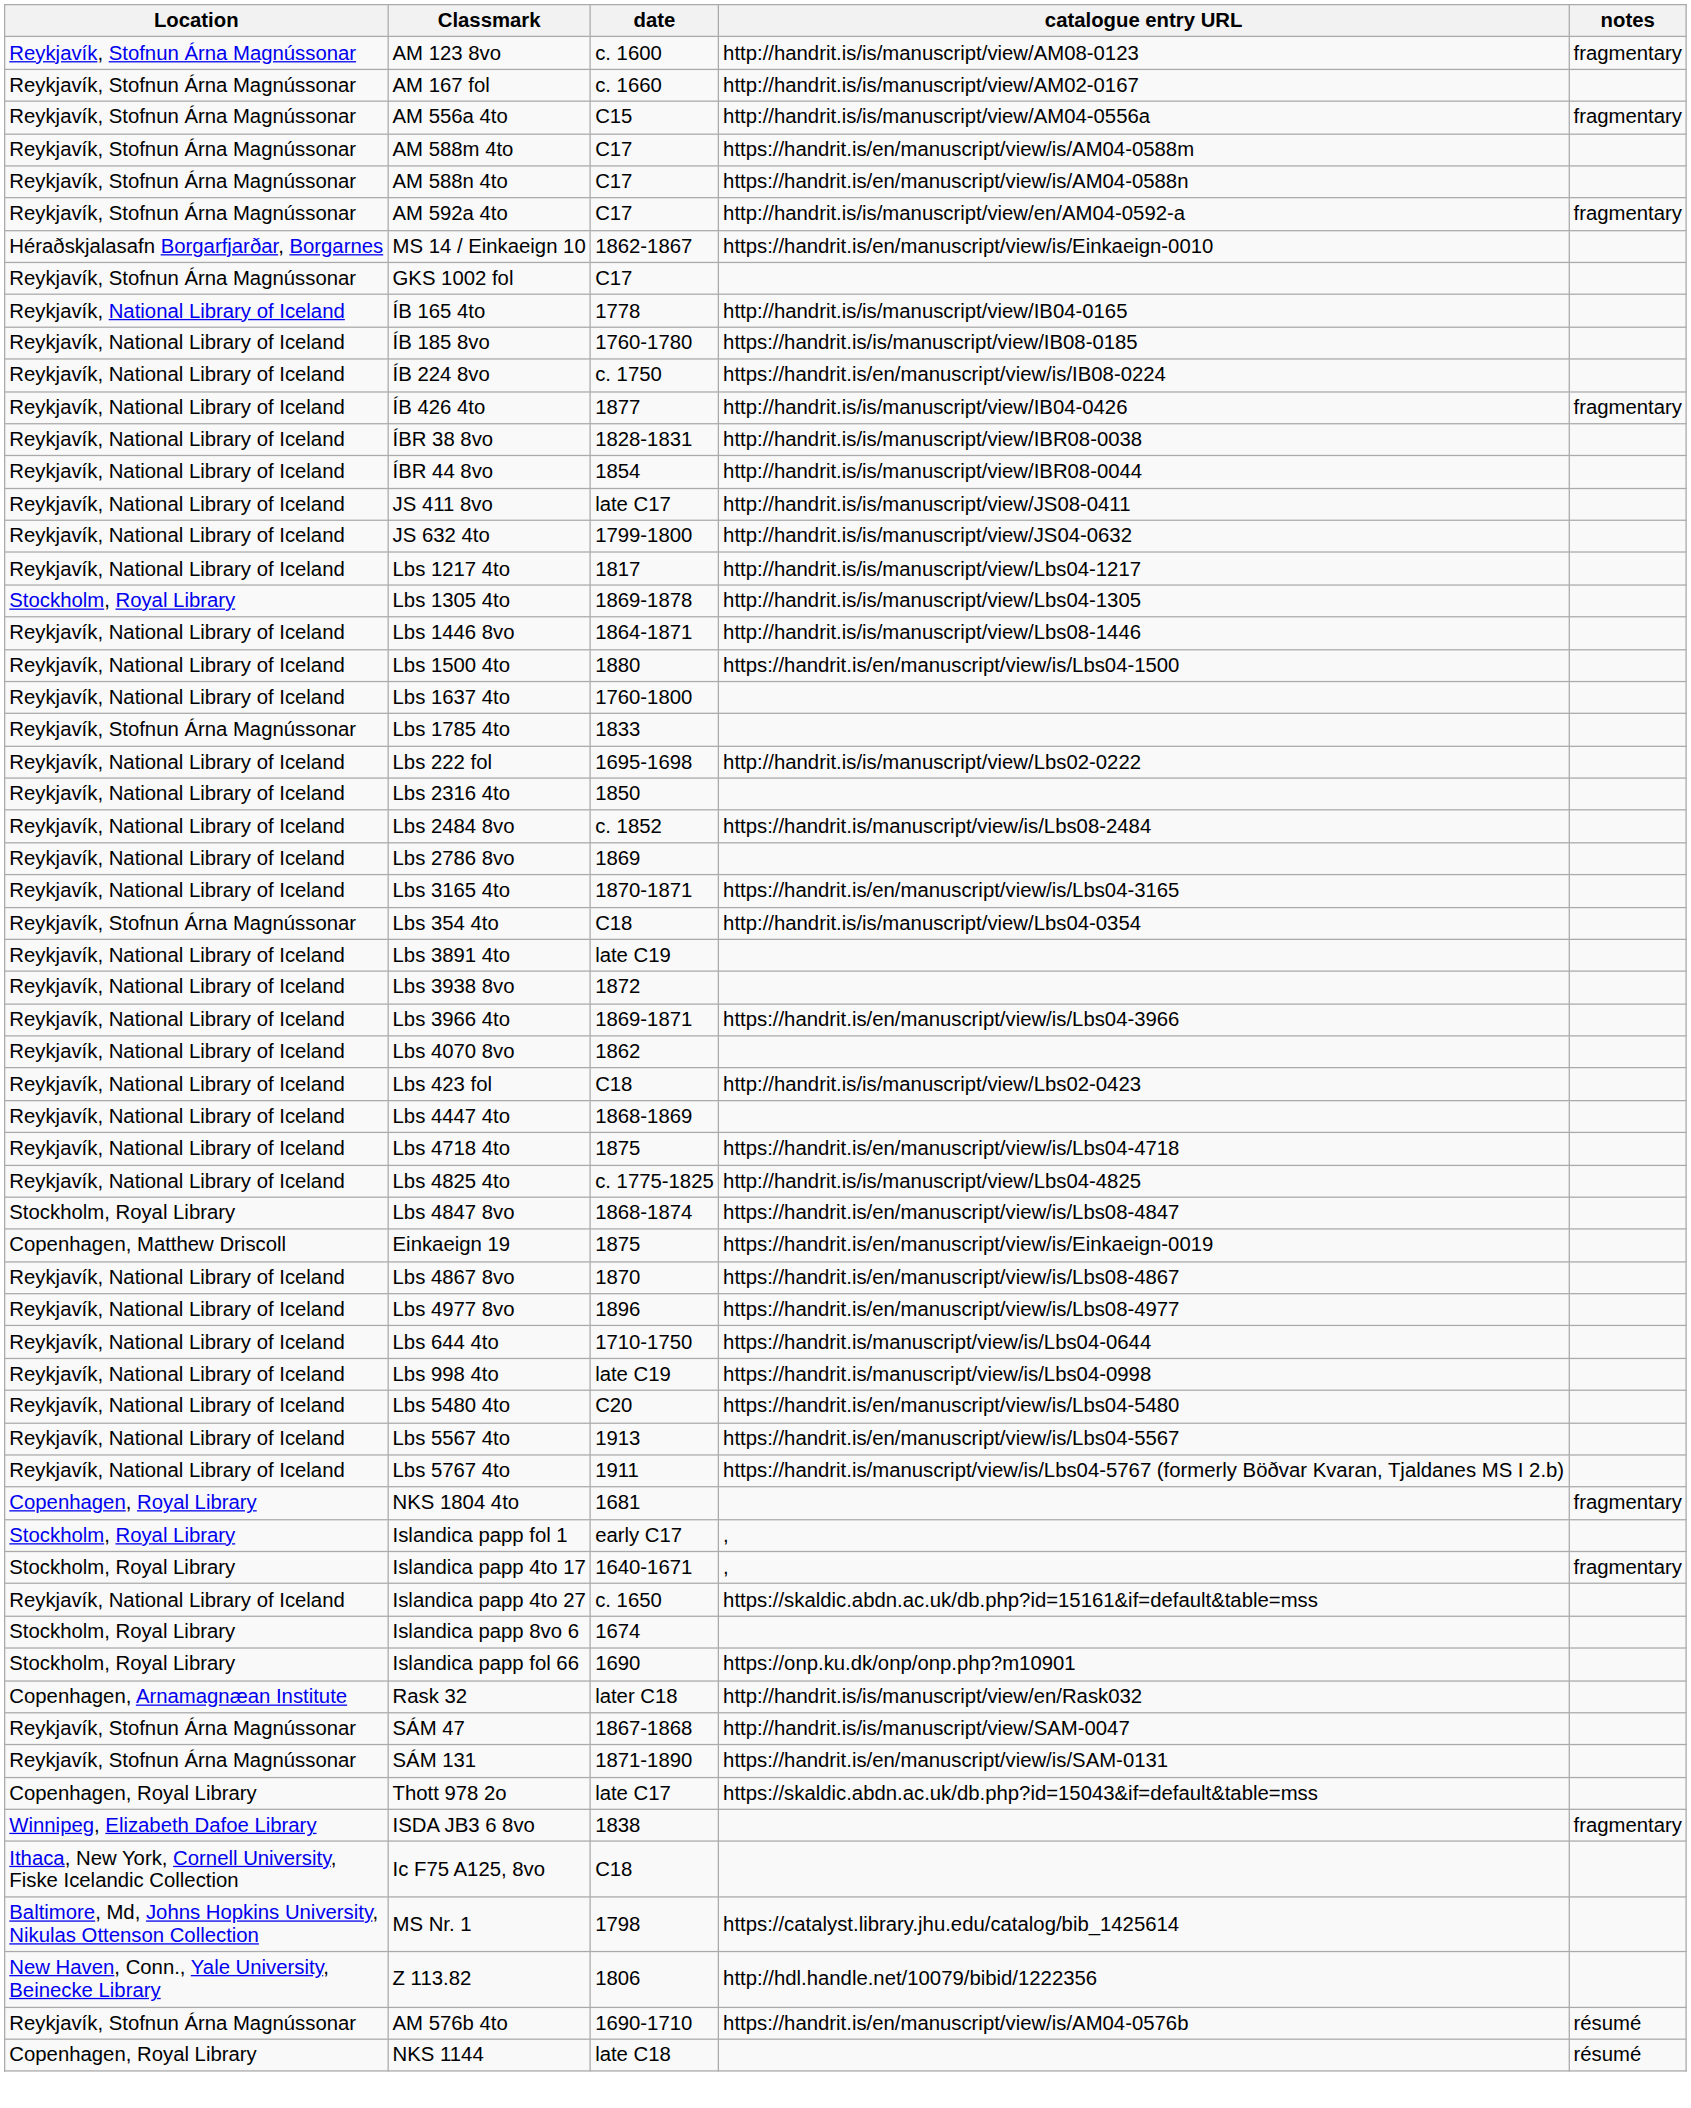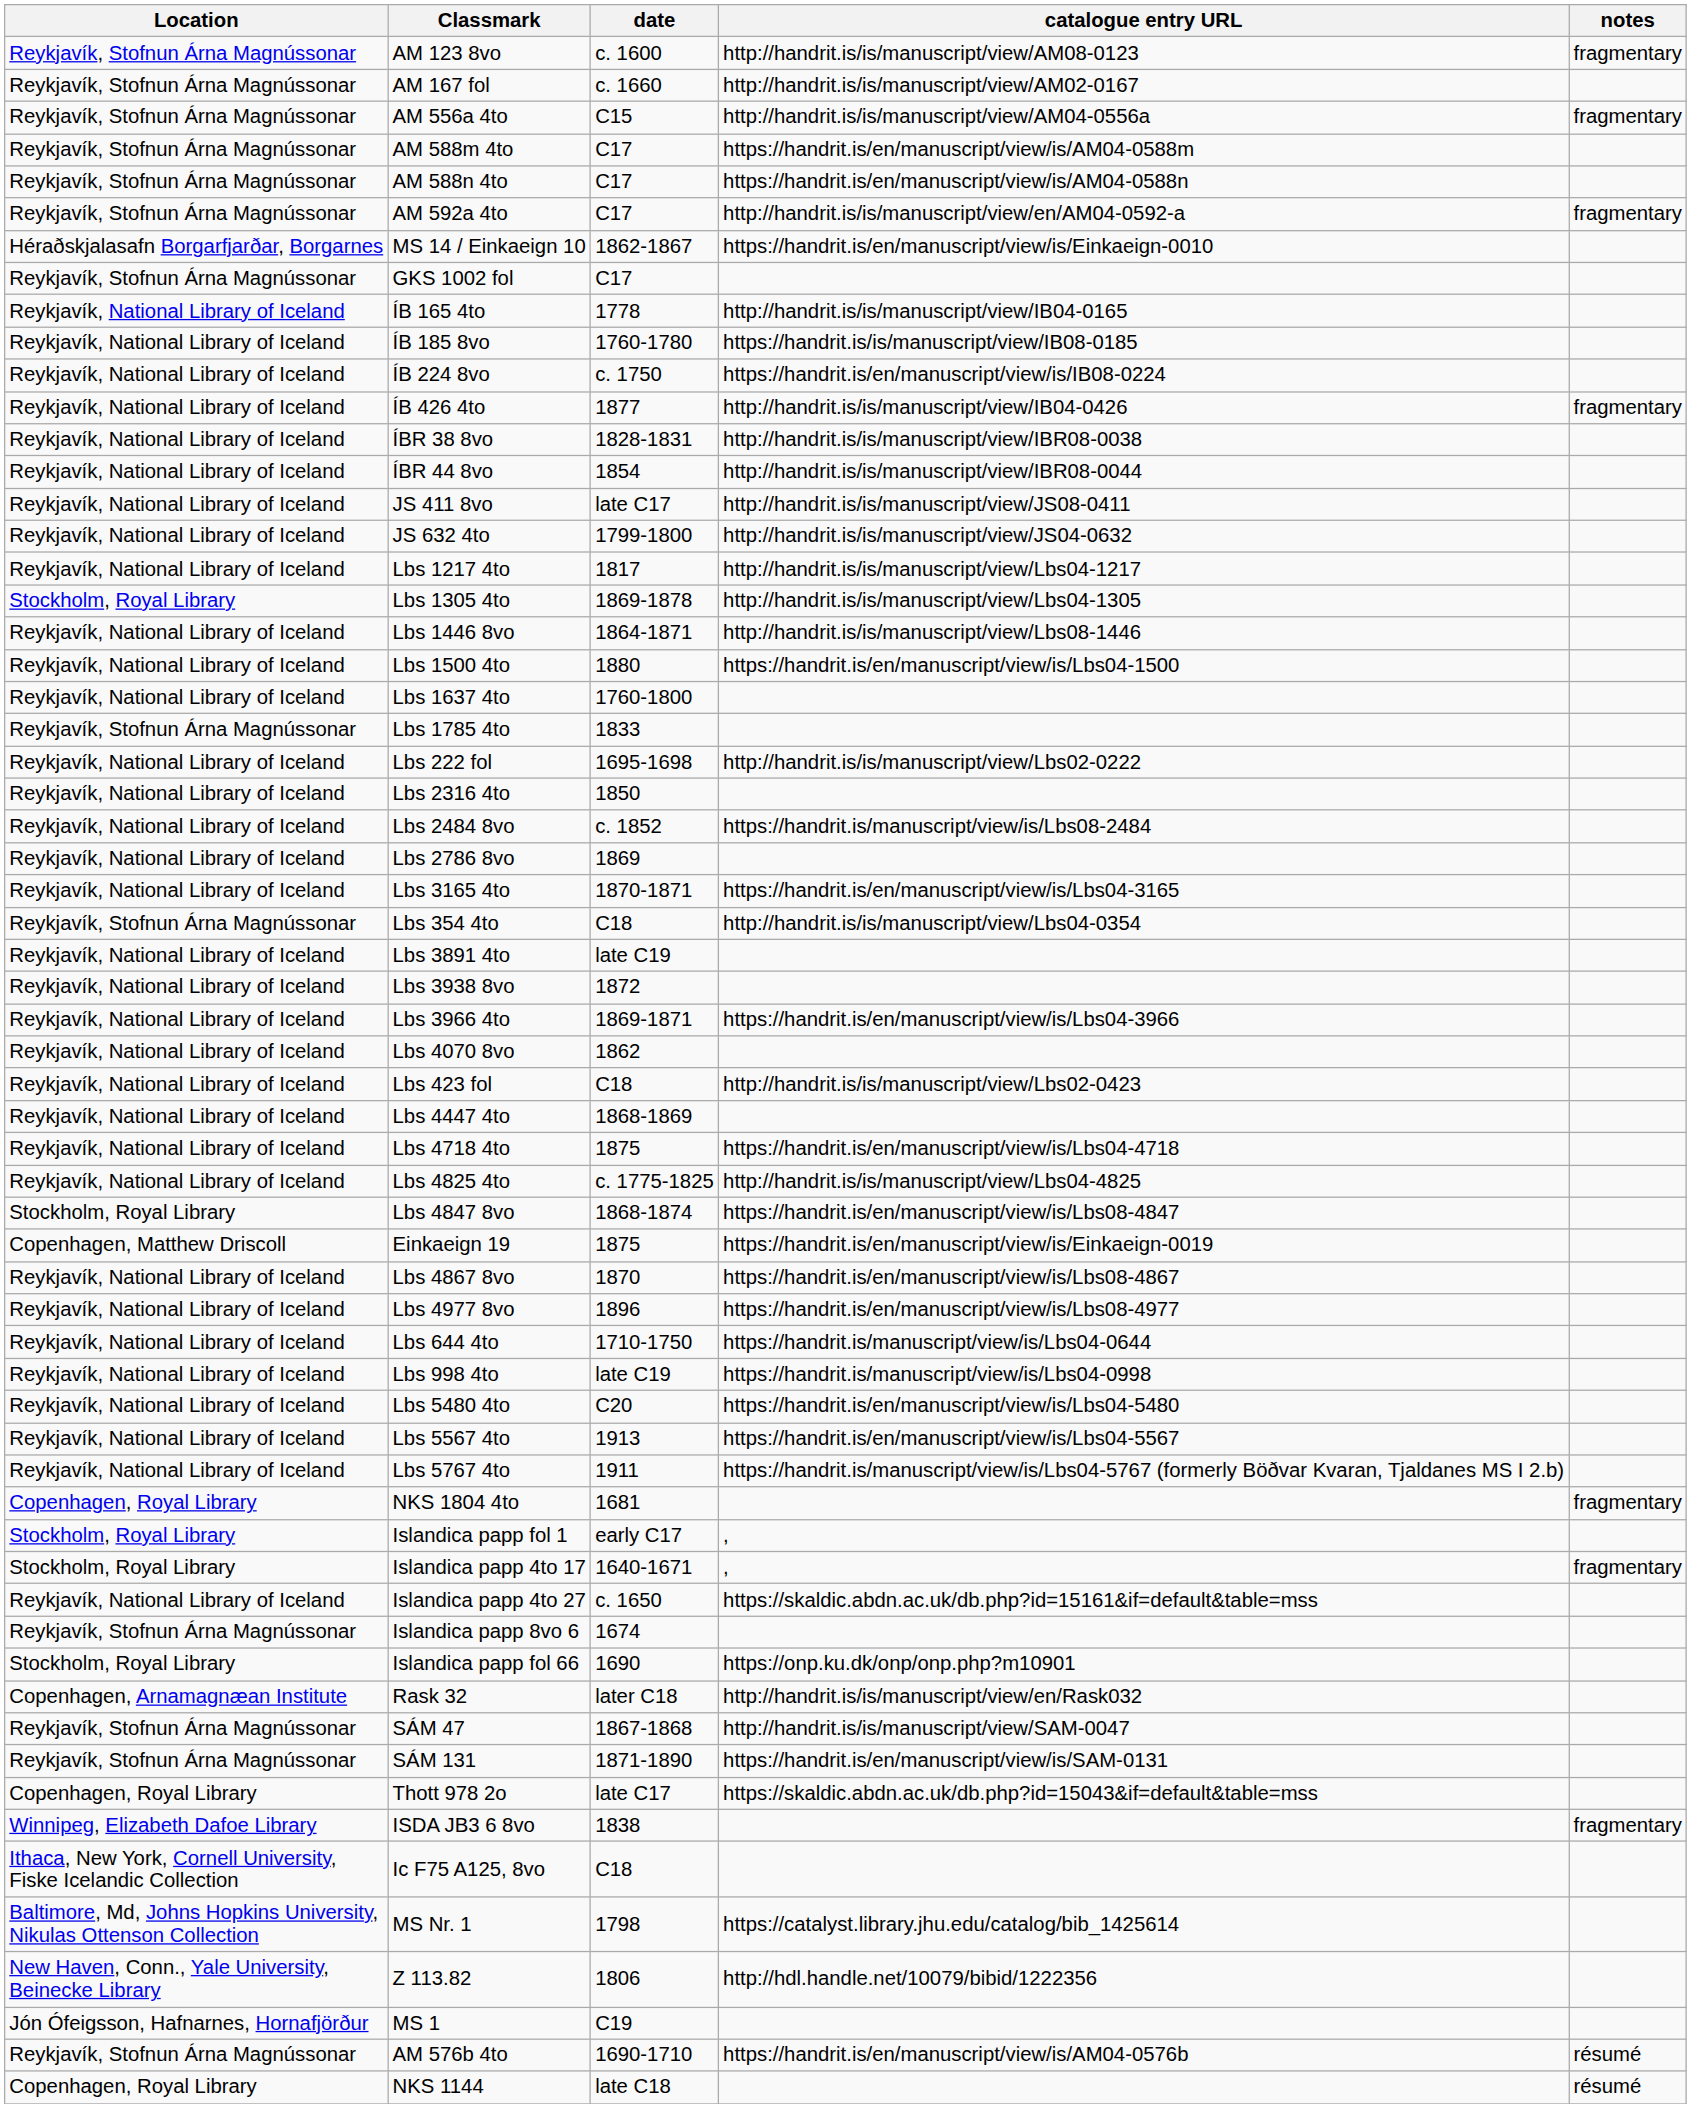(122, 1631) Stockholm, Royal Library -> (183, 1631) Reykjavík, Stofnun Árna Magnússonar
+ row: (416, 2022)
